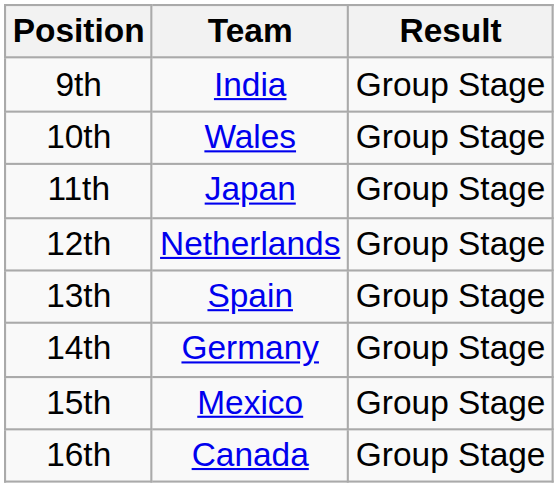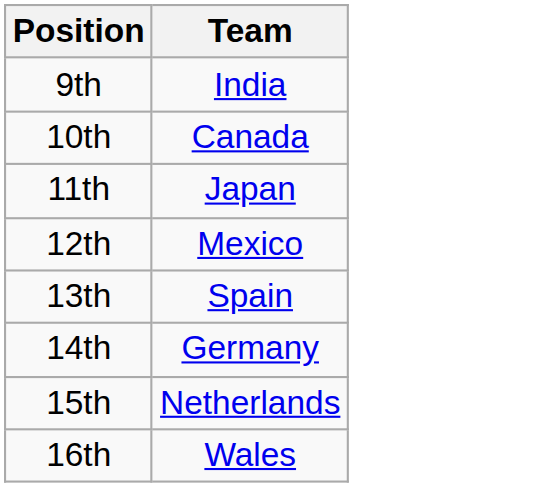- column: (451, 31)
(250, 137) Wales -> (250, 137) Canada
(250, 243) Netherlands -> (250, 243) Mexico
(250, 402) Mexico -> (250, 402) Netherlands
(250, 455) Canada -> (250, 455) Wales
